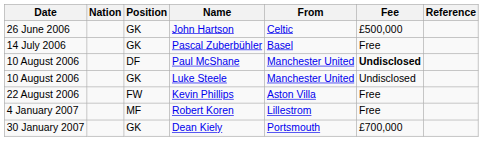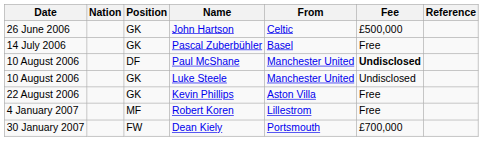(134, 95) FW -> (134, 95) GK
(134, 128) GK -> (134, 128) FW
